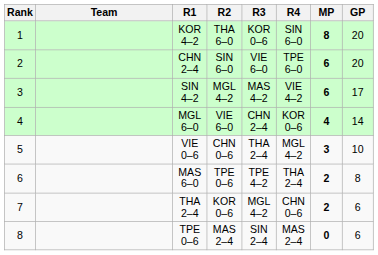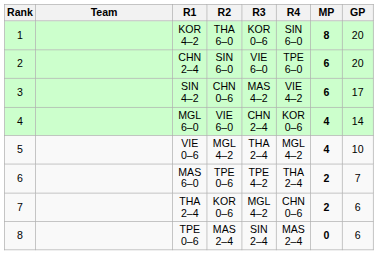(224, 92) MGL 4–2 -> (224, 92) CHN 0–6
(224, 150) CHN 0–6 -> (224, 150) MGL 4–2
(326, 150) 3 -> (326, 150) 4
(358, 178) 8 -> (358, 178) 7
